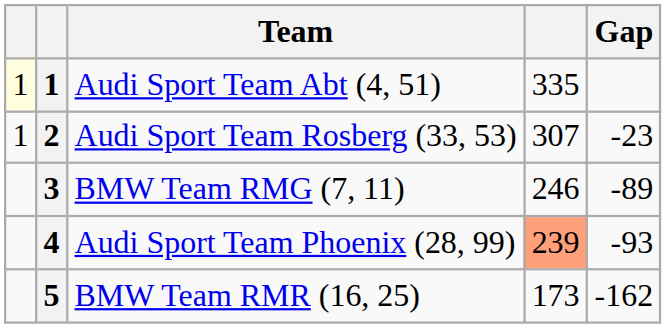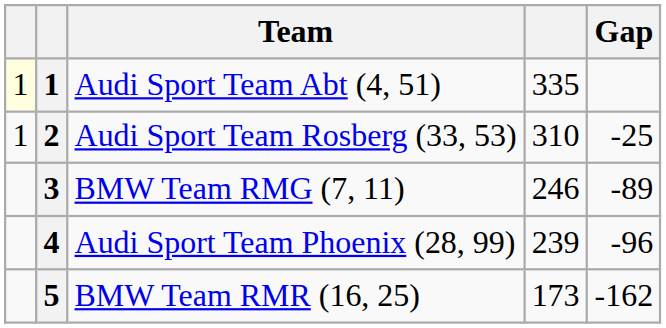(556, 136) 307 -> (556, 136) 310
(632, 136) -23 -> (632, 136) -25
(556, 242) lightsalmon background -> (556, 242) no background
(632, 242) -93 -> (632, 242) -96
